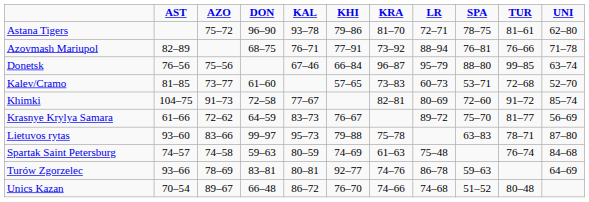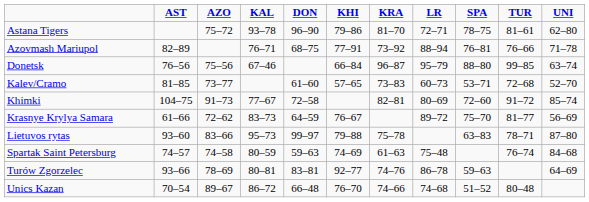columns swapped: (262, 13) <-> (305, 13)
